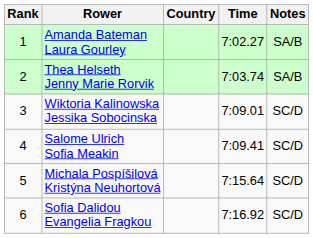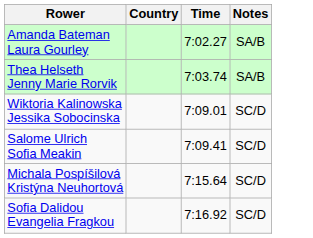- column: (23, 14)
